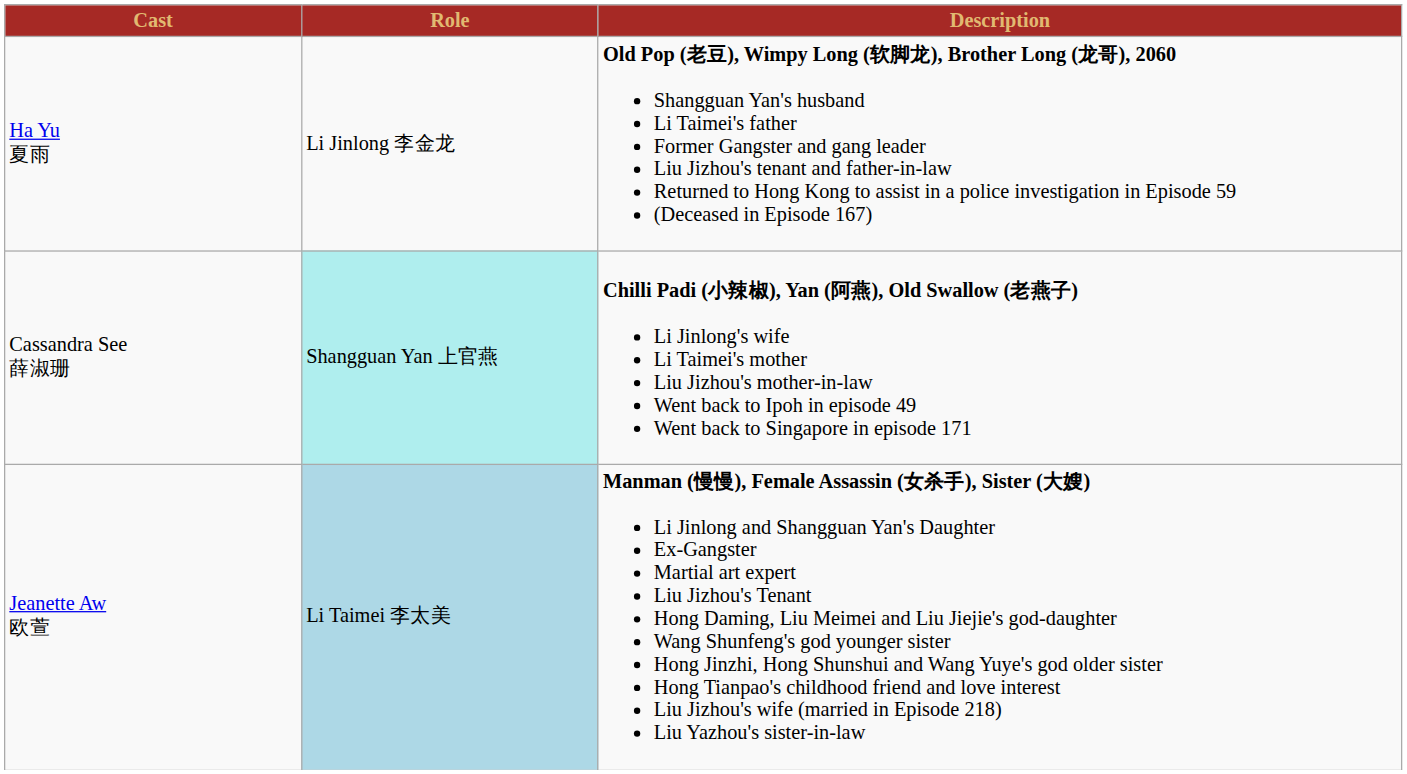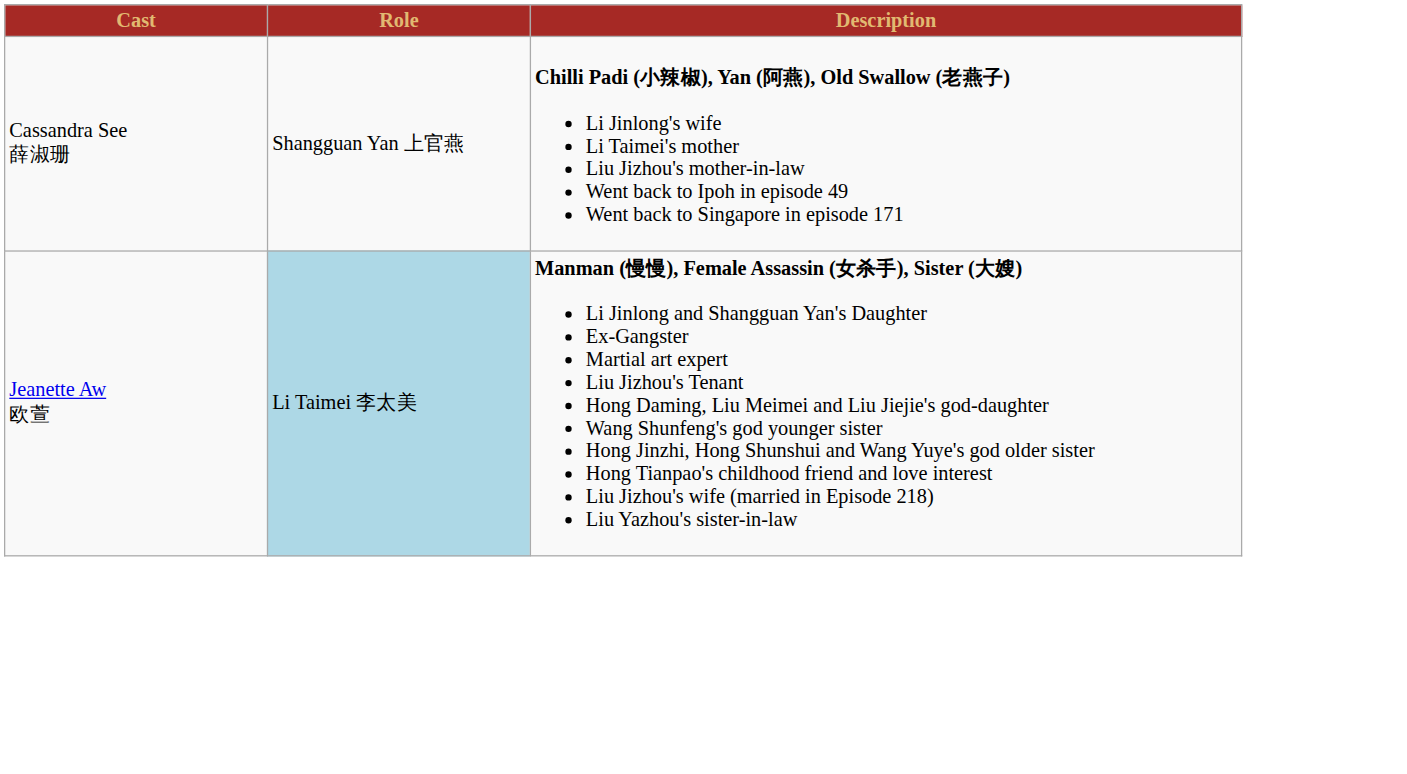- row: (35, 142)
(402, 356) paleturquoise background -> (368, 143) no background
